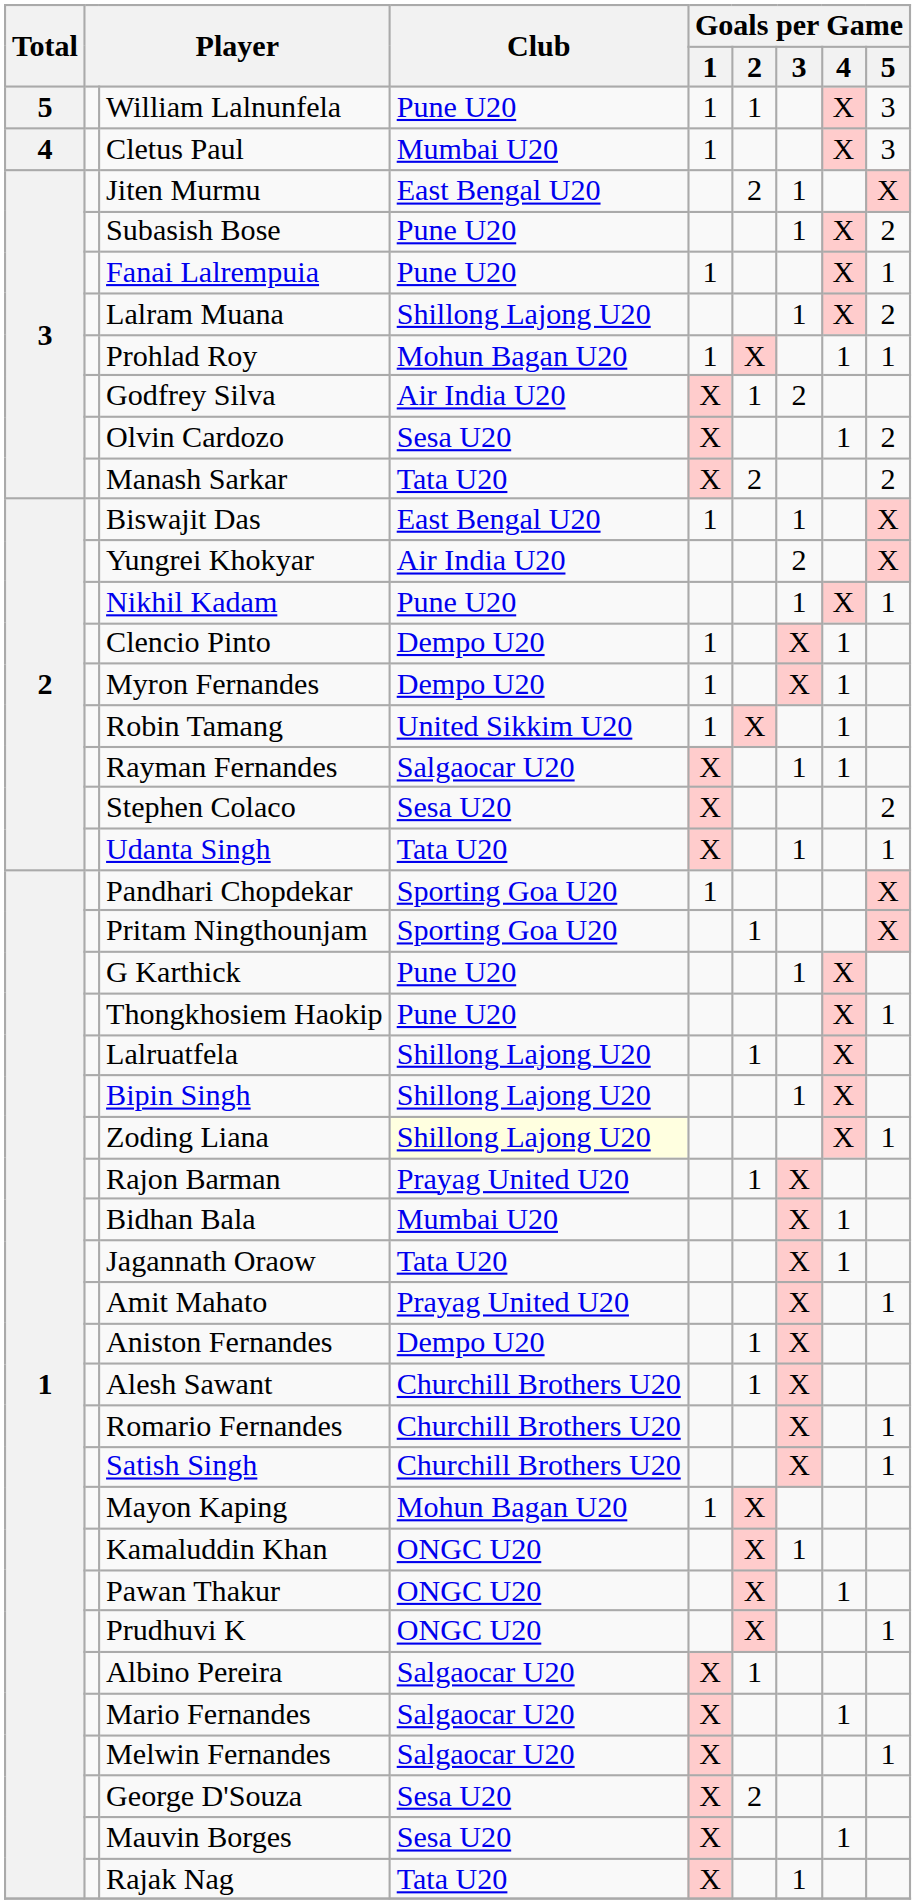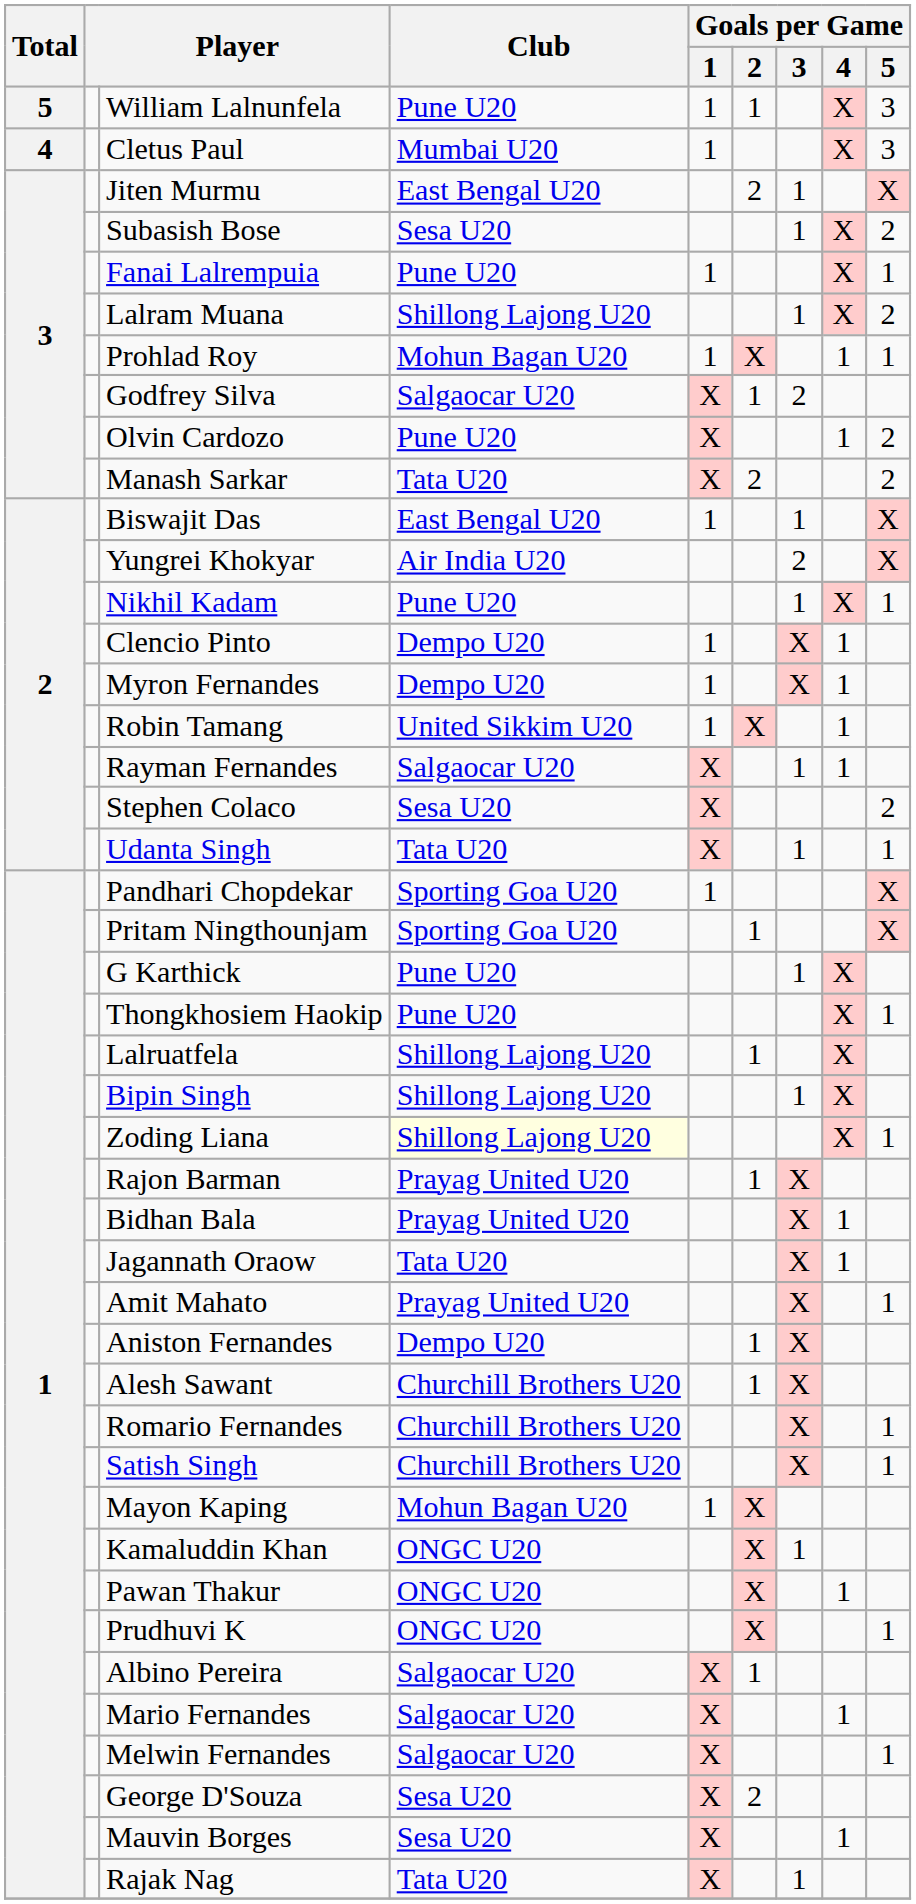(456, 231) Pune U20 -> (454, 231) Sesa U20
(481, 396) Air India U20 -> (486, 396) Salgaocar U20
(454, 437) Sesa U20 -> (456, 437) Pune U20
(477, 1219) Mumbai U20 -> (513, 1219) Prayag United U20
